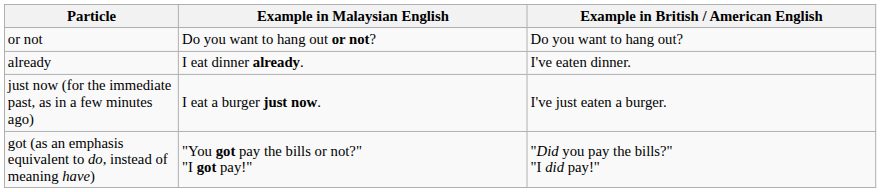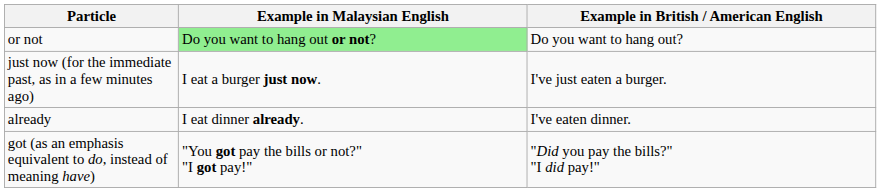(279, 39) no background -> (279, 39) lightgreen background
rows swapped: (30, 62) <-> (90, 102)
